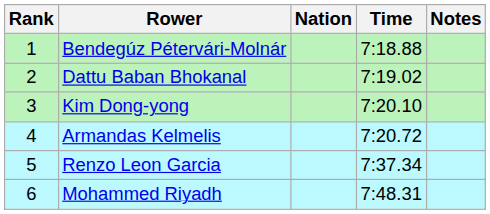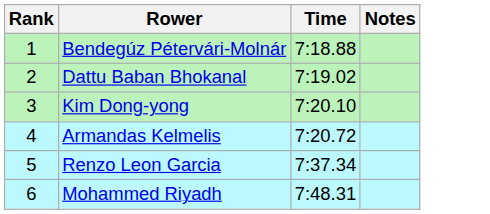- column: (323, 19)
